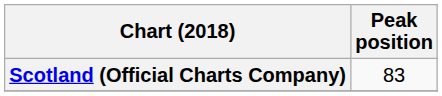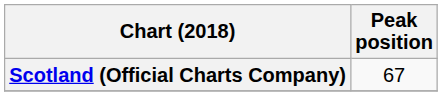(394, 74) 83 -> (394, 74) 67
